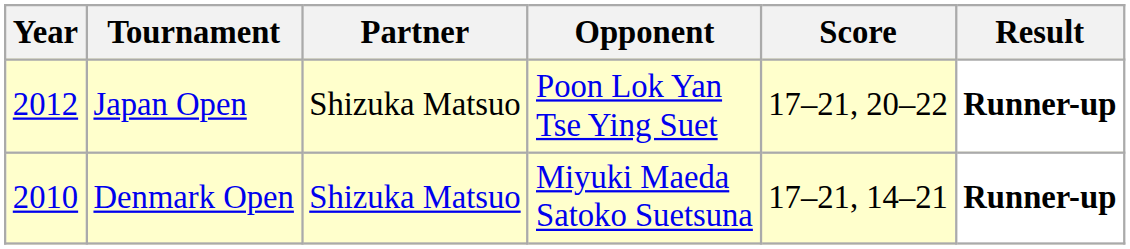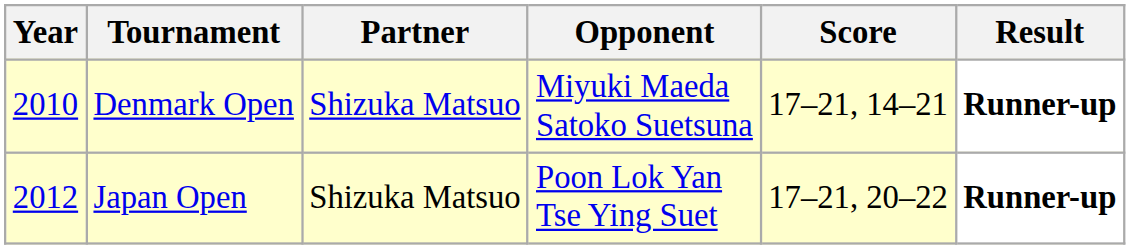rows swapped: (194, 197) <-> (170, 105)
